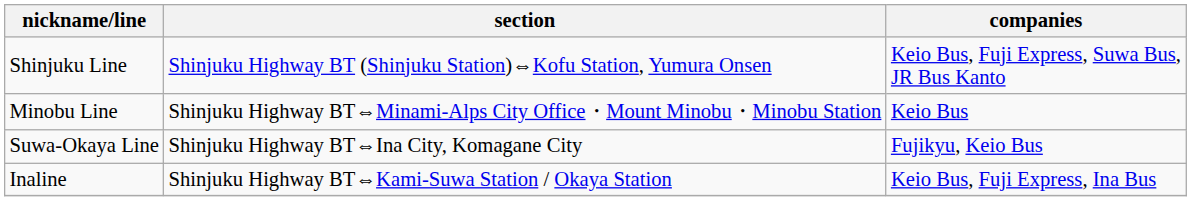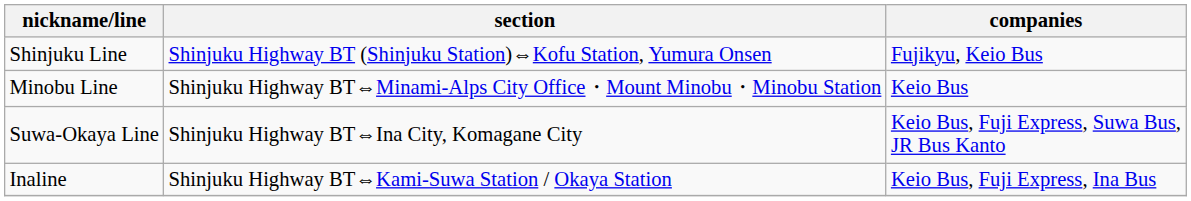(1036, 65) Keio Bus, Fuji Express, Suwa Bus, JR Bus Kanto -> (967, 53) Fujikyu, Keio Bus
(967, 146) Fujikyu, Keio Bus -> (1036, 134) Keio Bus, Fuji Express, Suwa Bus, JR Bus Kanto
